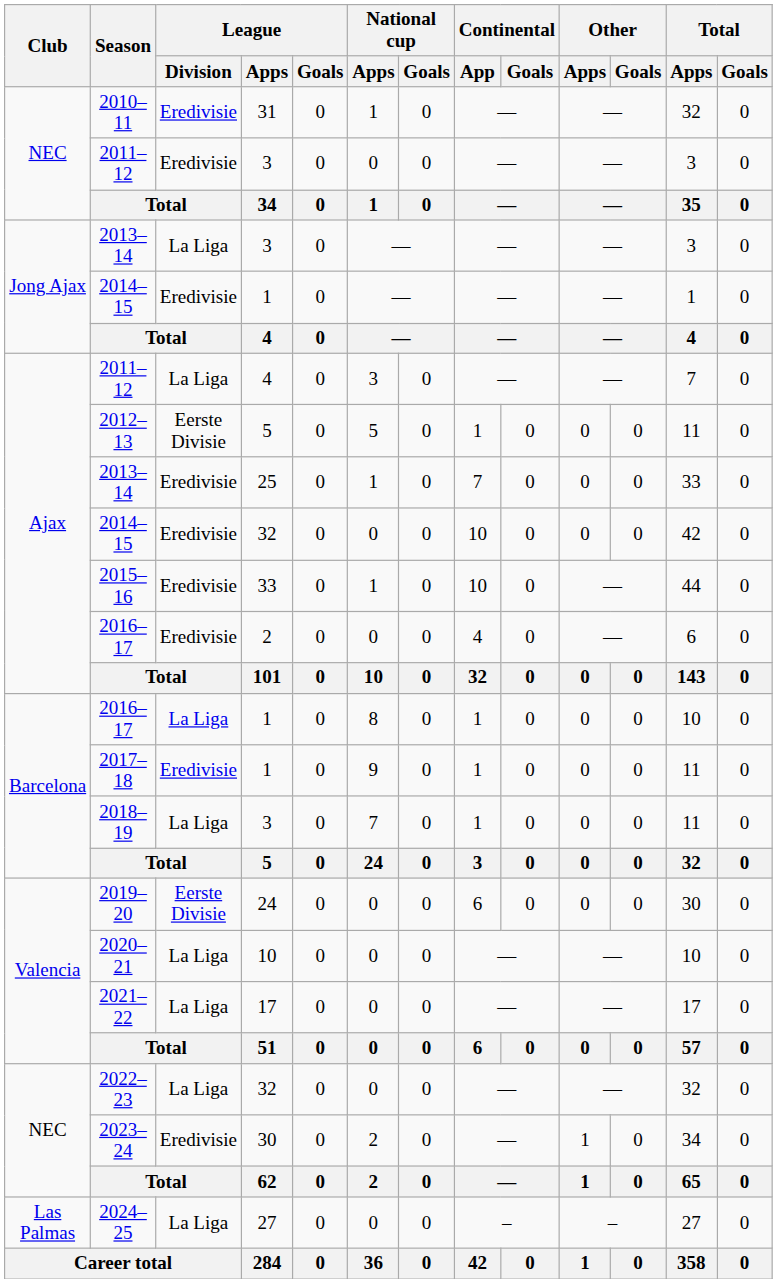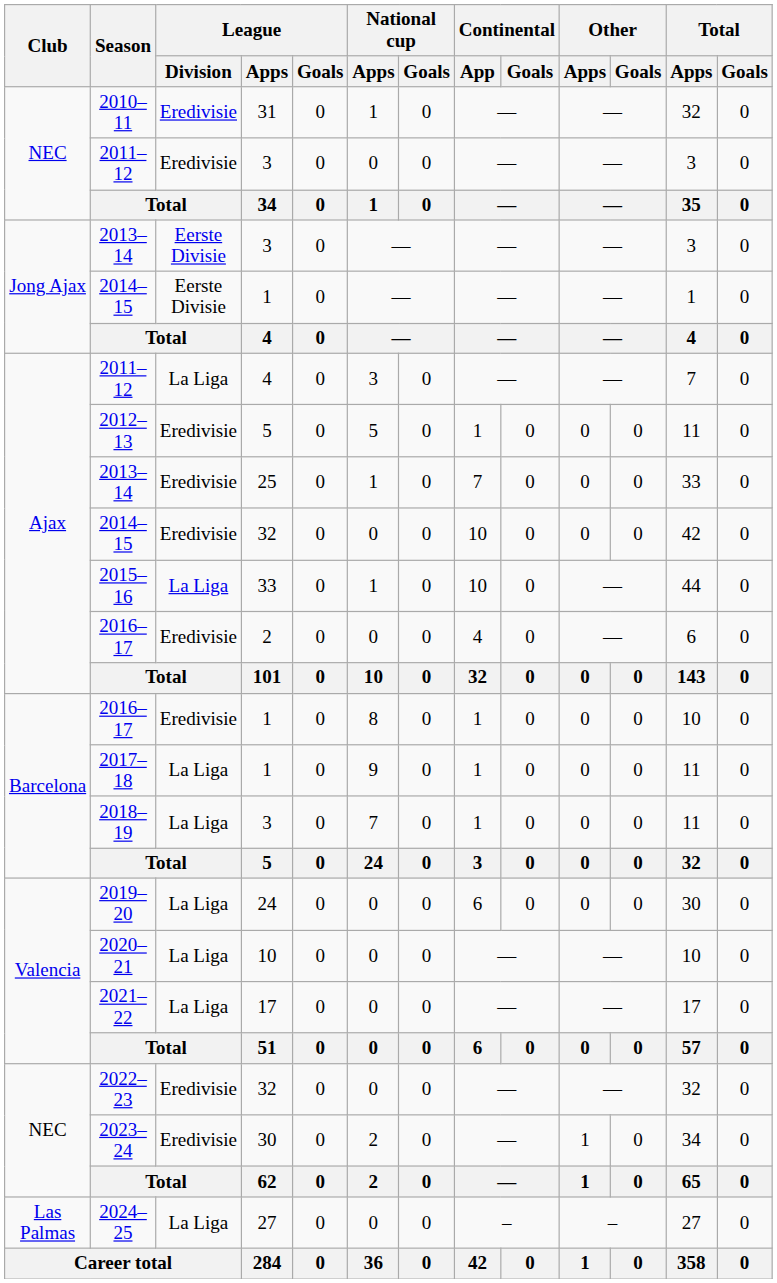(198, 245) La Liga -> (198, 245) Eerste Divisie
(198, 297) Eredivisie -> (198, 297) Eerste Divisie
(198, 430) Eerste Divisie -> (198, 430) Eredivisie
(198, 585) Eredivisie -> (198, 585) La Liga
(198, 718) La Liga -> (198, 718) Eredivisie
(198, 770) Eredivisie -> (198, 770) La Liga
(198, 903) Eerste Divisie -> (198, 903) La Liga
(198, 1088) La Liga -> (198, 1088) Eredivisie
